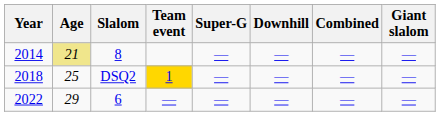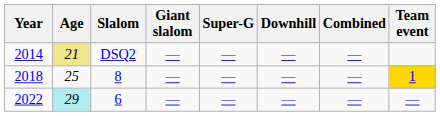columns swapped: (409, 23) <-> (169, 23)
(118, 54) 8 -> (118, 54) DSQ2
(118, 76) DSQ2 -> (118, 76) 8
(72, 99) no background -> (72, 99) paleturquoise background
